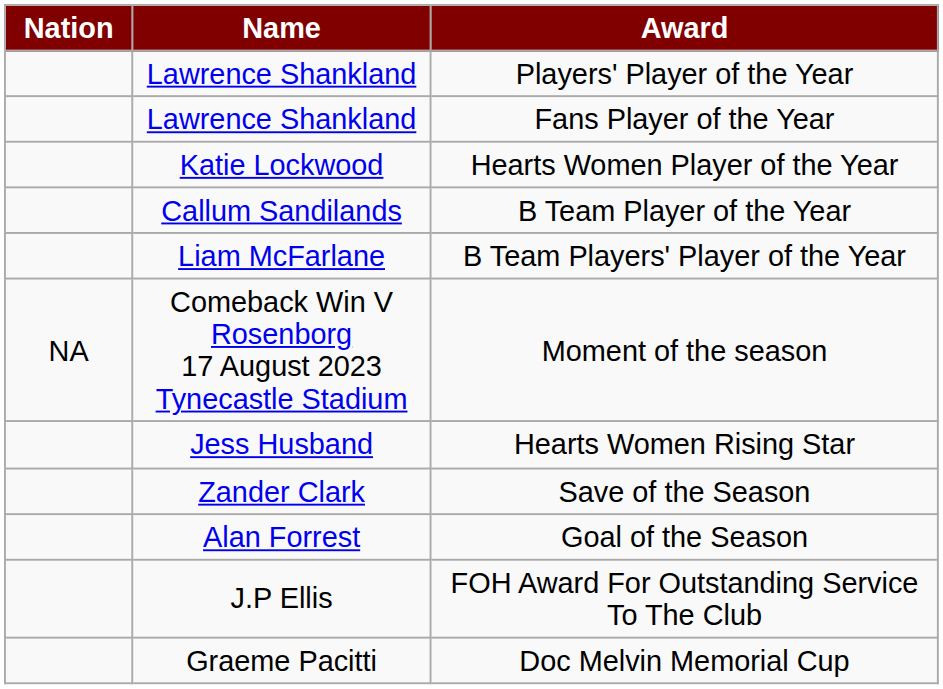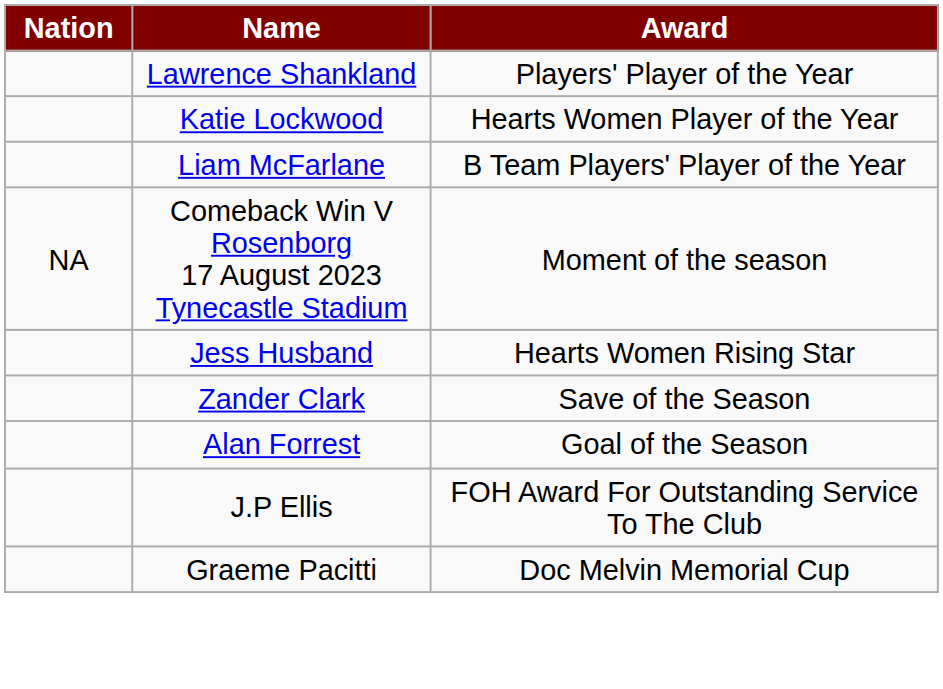- row: (684, 119)
- row: (684, 211)
